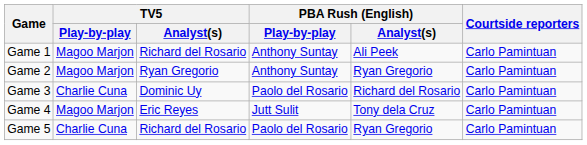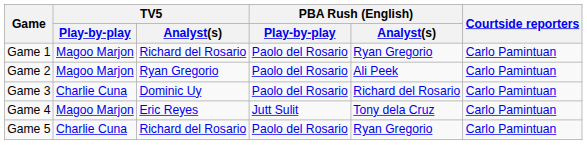(295, 52) Anthony Suntay -> (300, 52) Paolo del Rosario
(376, 52) Ali Peek -> (393, 52) Ryan Gregorio
(295, 71) Anthony Suntay -> (300, 71) Paolo del Rosario
(393, 71) Ryan Gregorio -> (376, 71) Ali Peek
